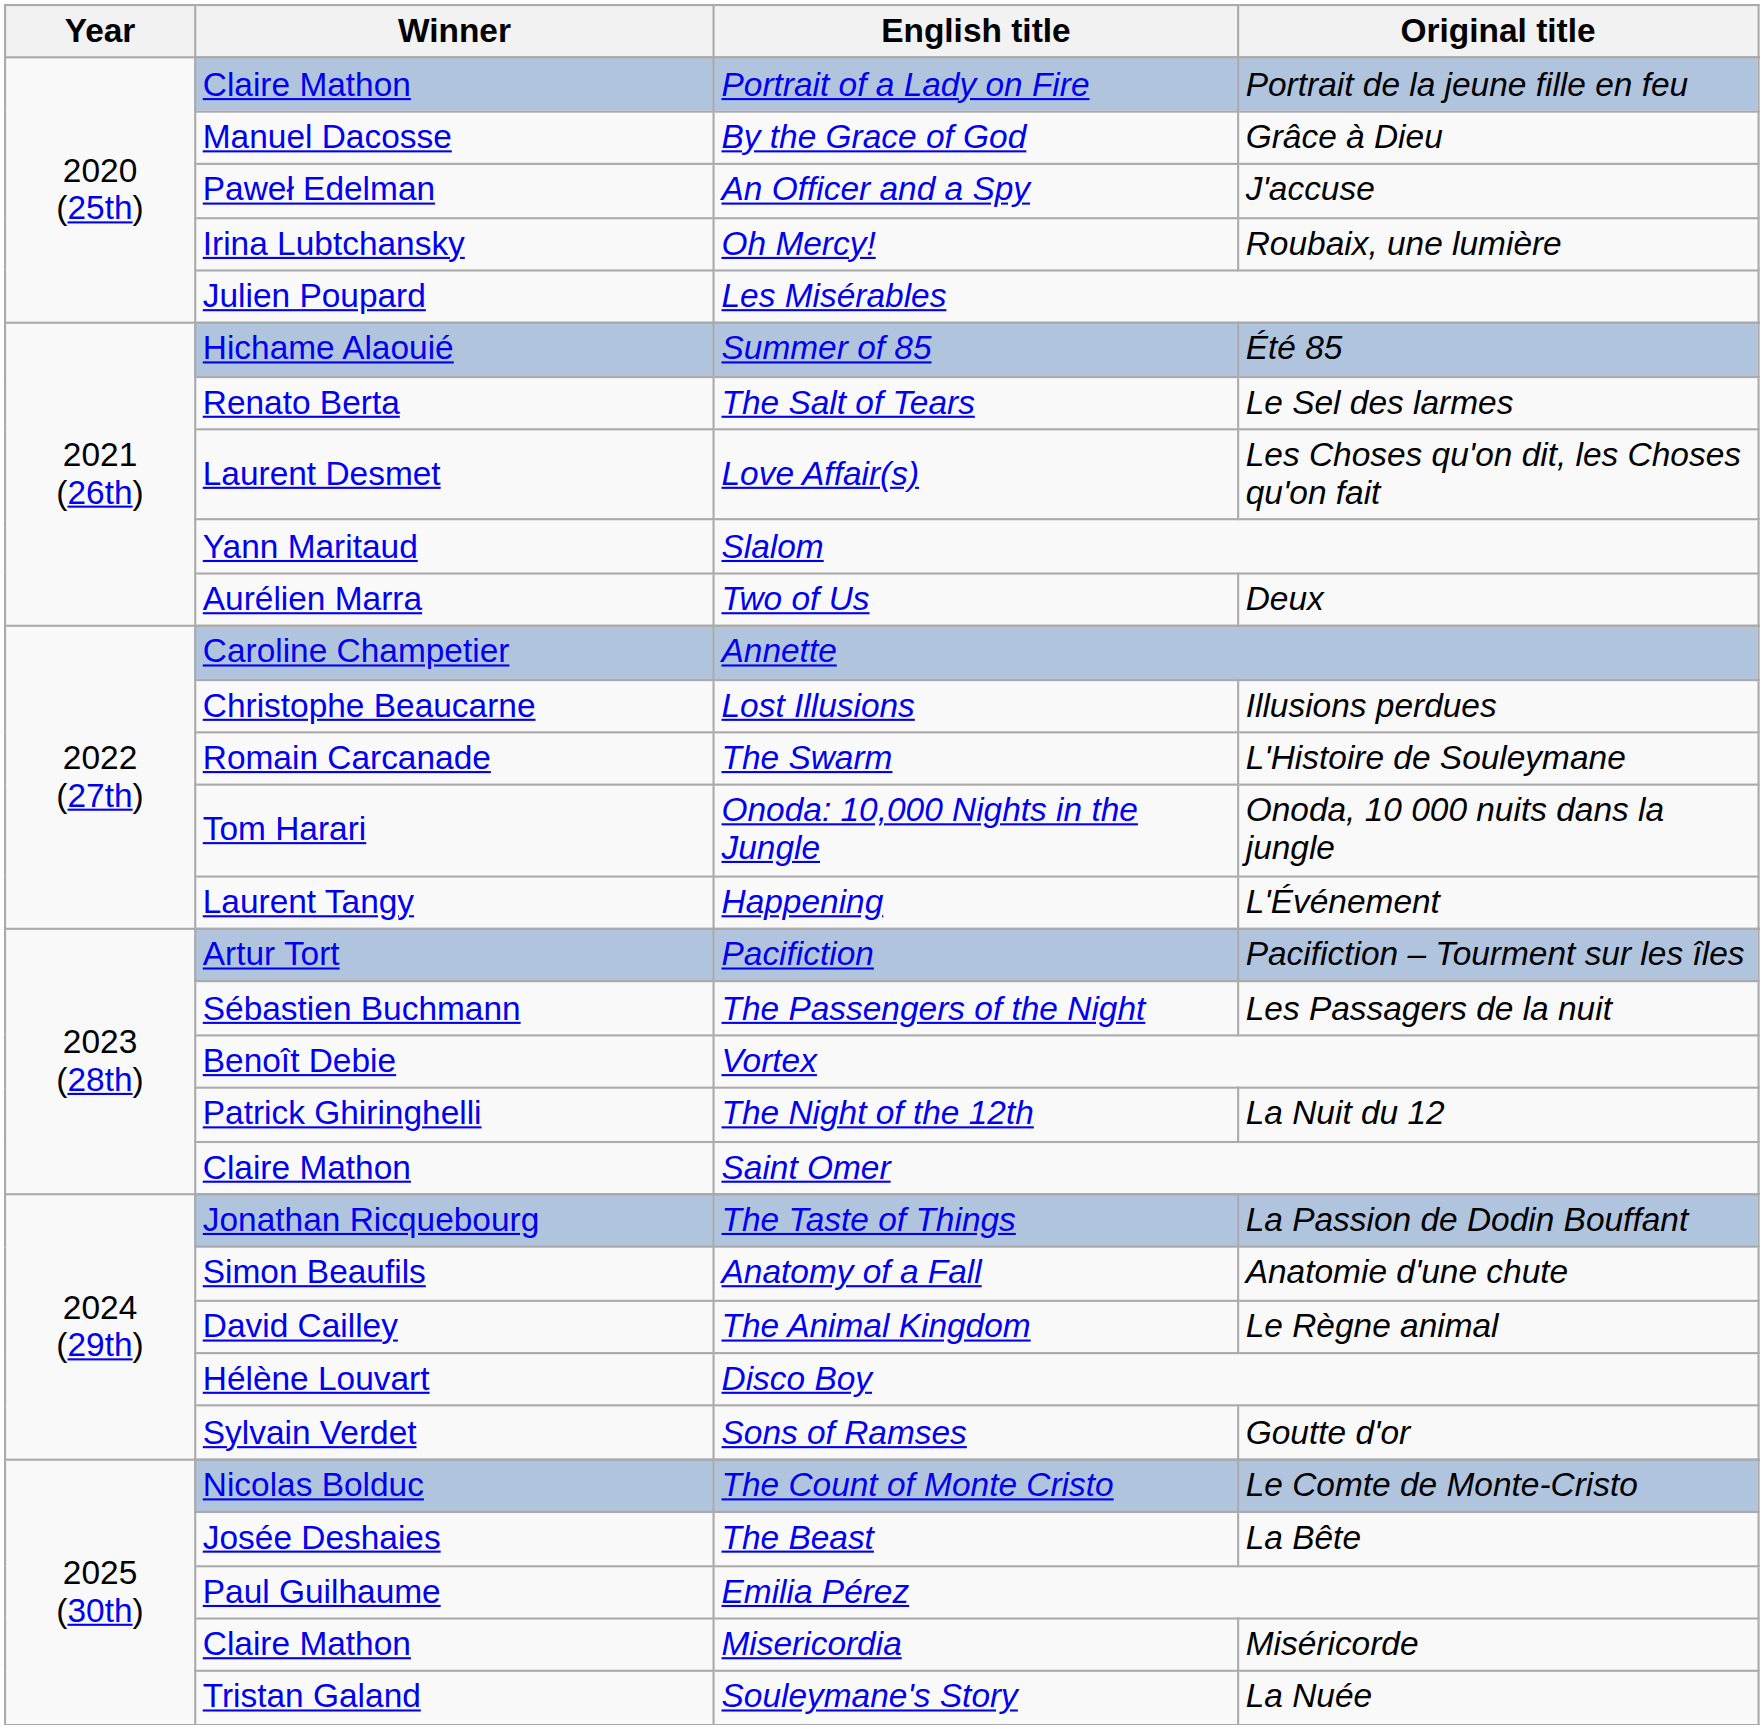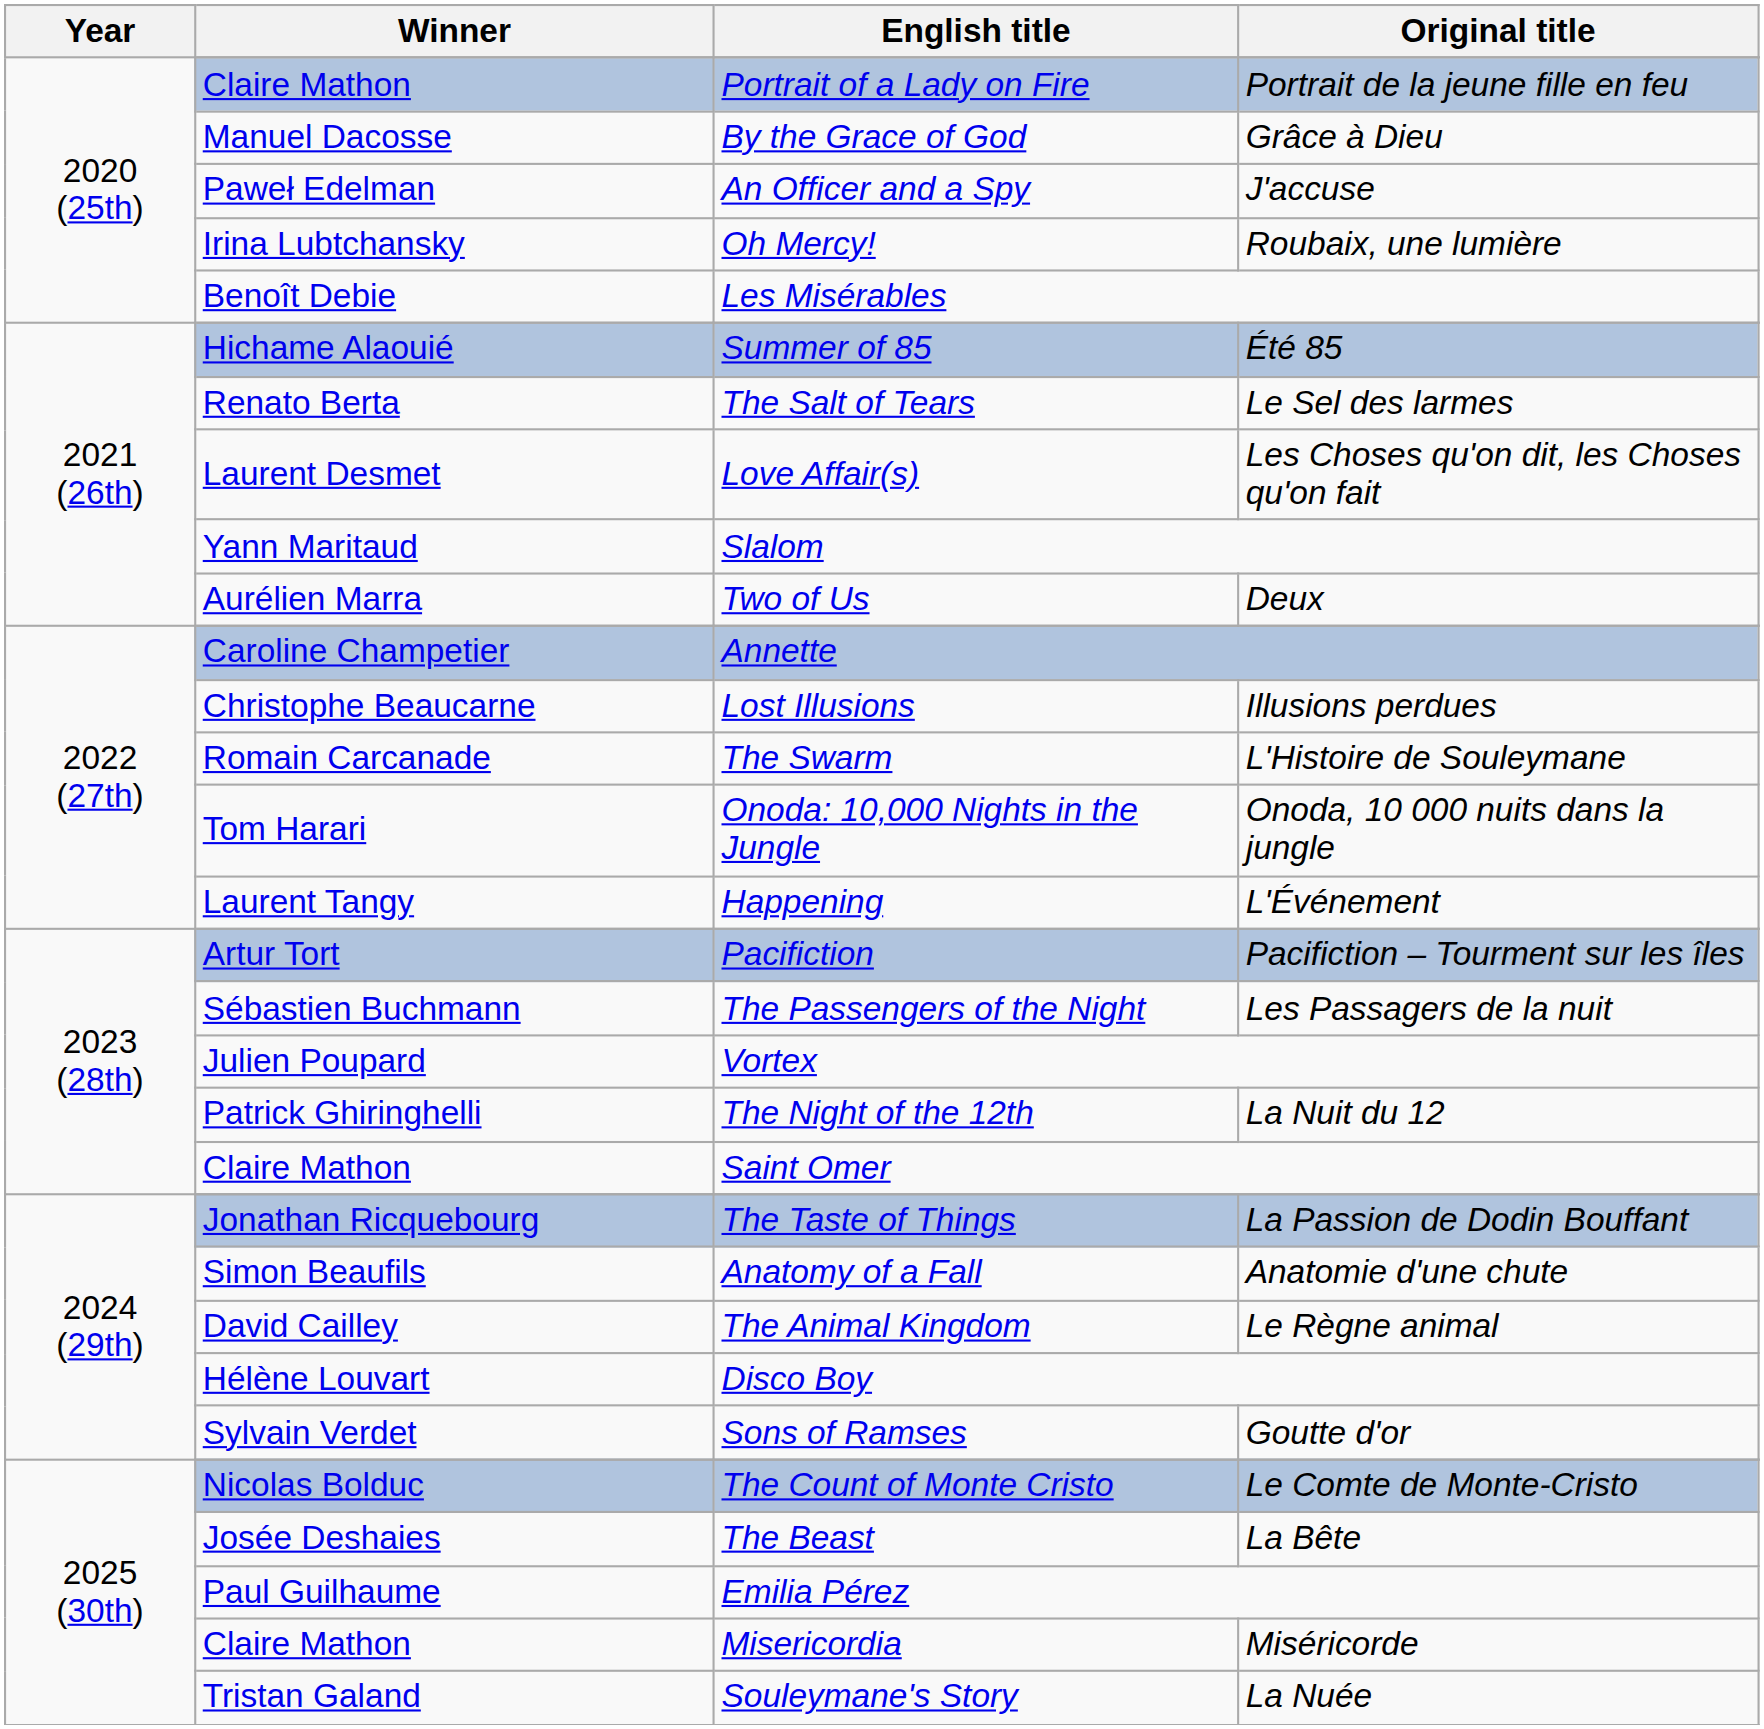(314, 296) Julien Poupard -> (299, 296) Benoît Debie
(299, 1060) Benoît Debie -> (314, 1060) Julien Poupard
